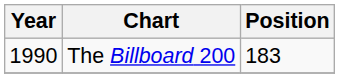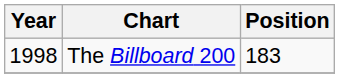(33, 55) 1990 -> (33, 55) 1998
